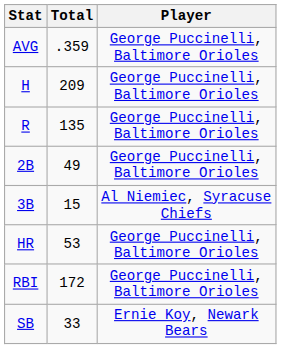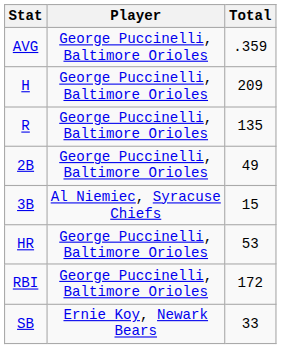columns swapped: (186, 16) <-> (72, 16)
